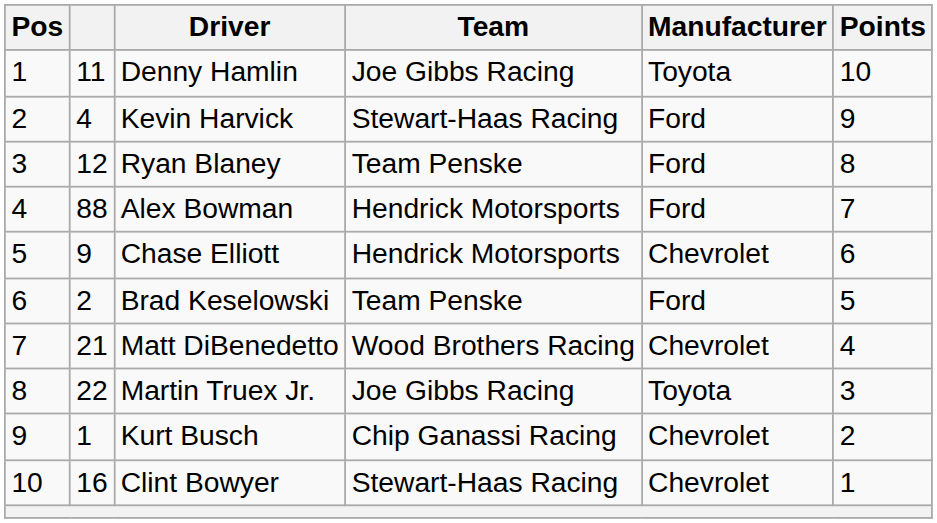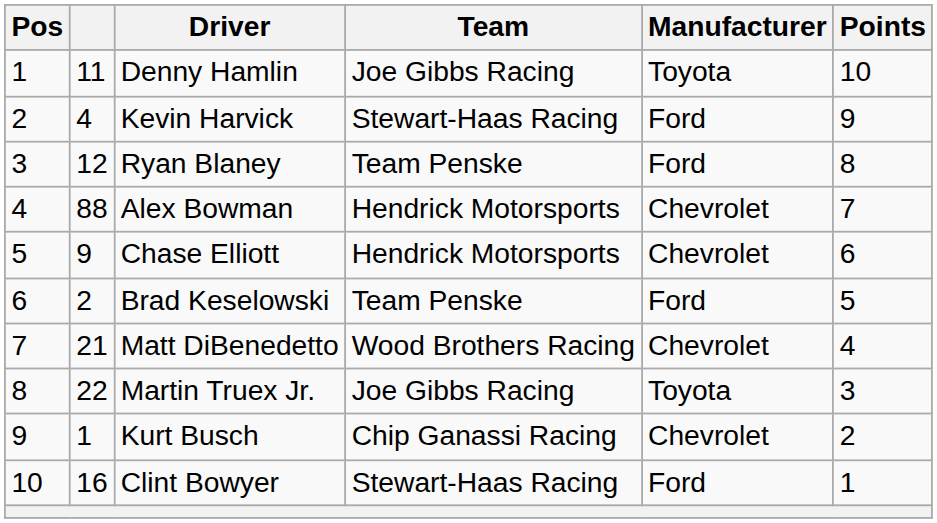(677, 208) Ford -> (708, 208) Chevrolet
(708, 481) Chevrolet -> (677, 481) Ford
